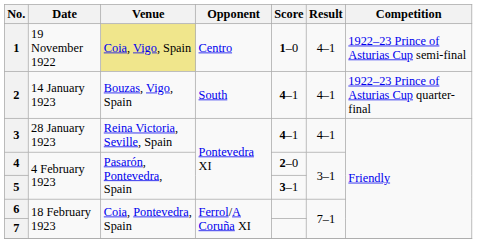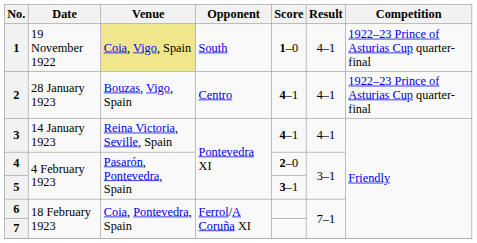(215, 47) Centro -> (213, 47) South
(407, 47) 1922–23 Prince of Asturias Cup semi-final -> (402, 47) 1922–23 Prince of Asturias Cup quarter-final
(58, 94) 14 January 1923 -> (58, 94) 28 January 1923
(213, 94) South -> (215, 94) Centro
(58, 135) 28 January 1923 -> (58, 135) 14 January 1923
